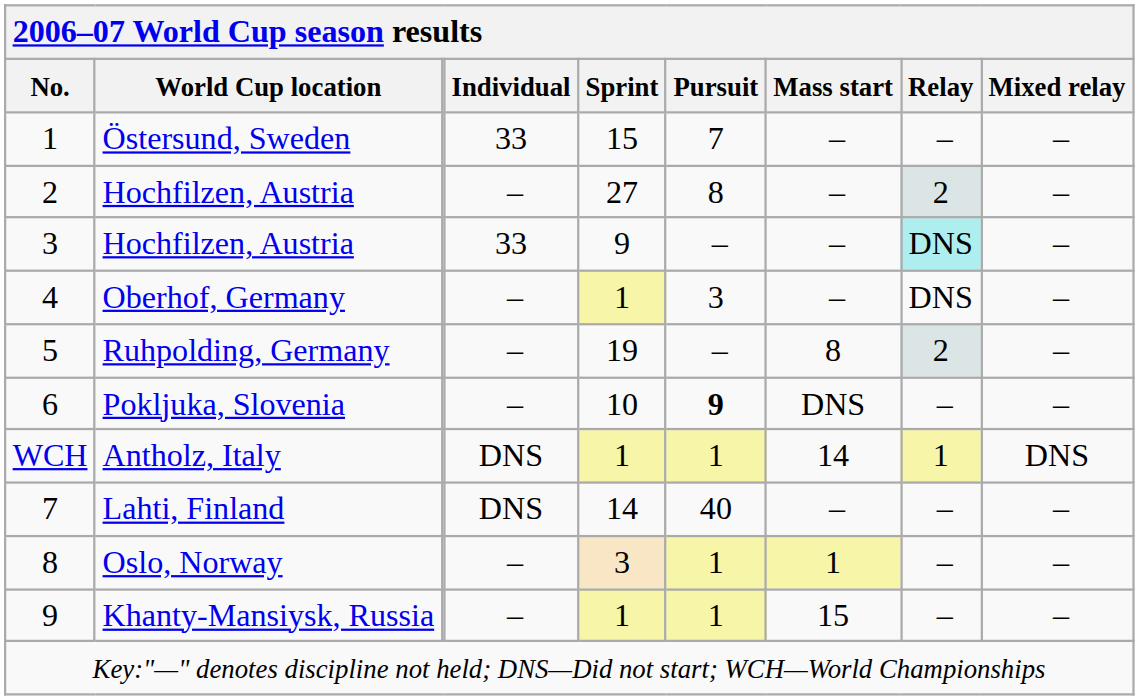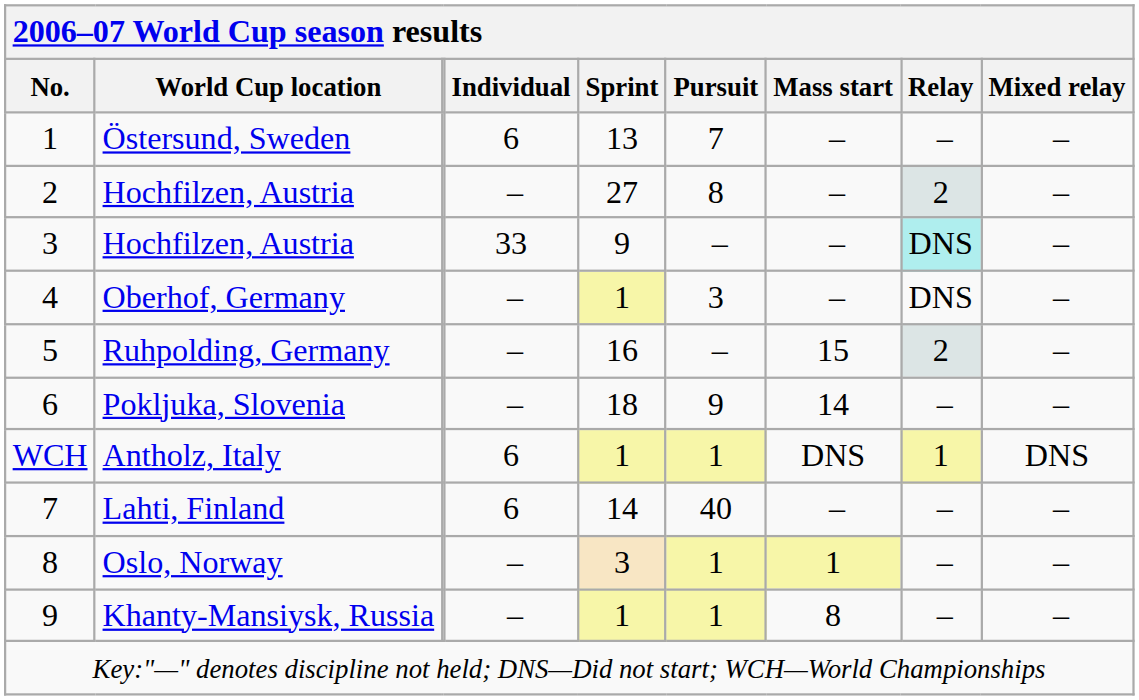(511, 137) 33 -> (511, 137) 6
(622, 137) 15 -> (622, 137) 13
(622, 349) 19 -> (622, 349) 16
(833, 349) 8 -> (833, 349) 15
(622, 402) 10 -> (622, 402) 18
(716, 402) bold -> (716, 402) normal
(833, 402) DNS -> (833, 402) 14
(511, 455) DNS -> (511, 455) 6
(833, 455) 14 -> (833, 455) DNS
(511, 508) DNS -> (511, 508) 6
(833, 614) 15 -> (833, 614) 8
